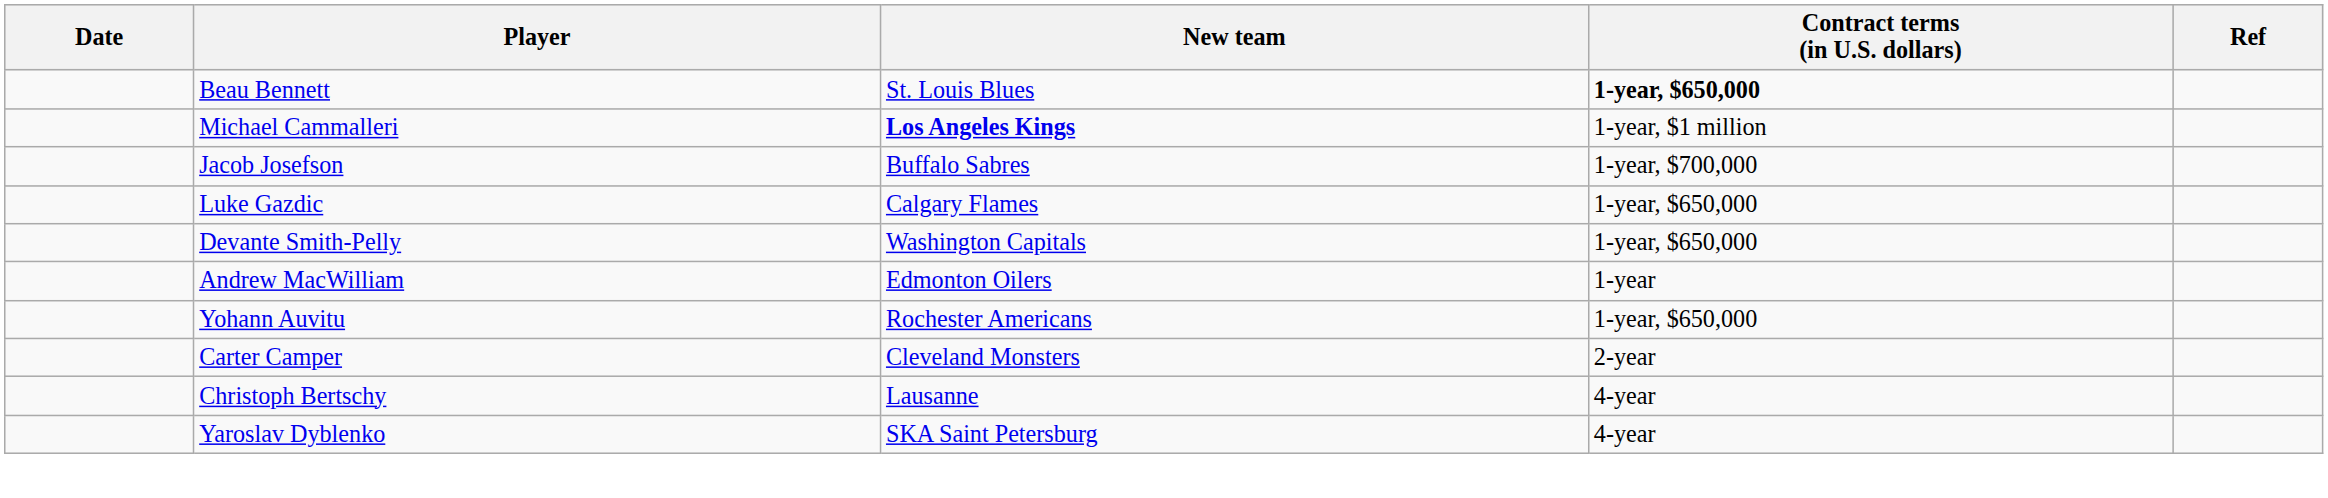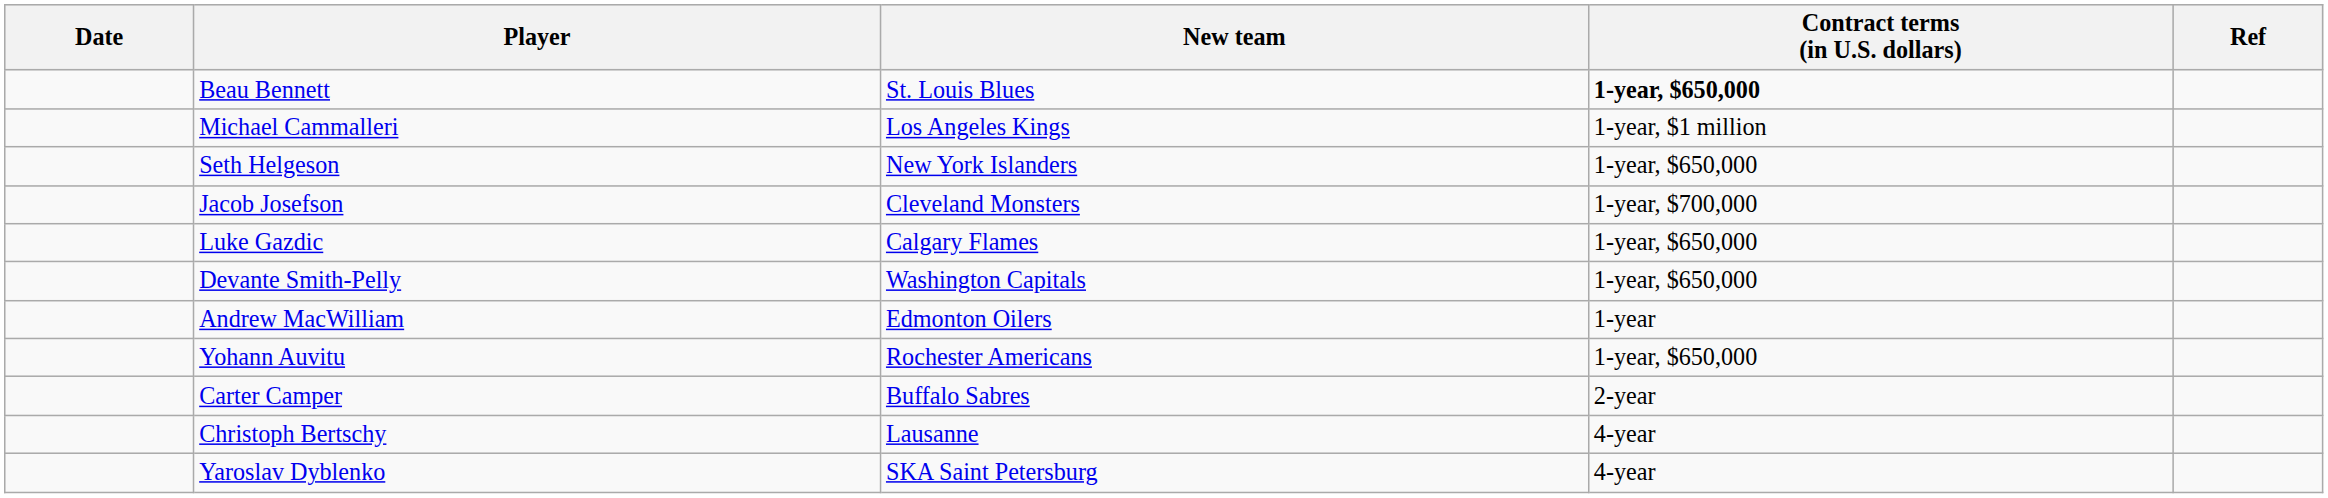(981, 127) bold -> (978, 127) normal
+ row: (269, 165)
(958, 165) Buffalo Sabres -> (983, 204) Cleveland Monsters
(983, 357) Cleveland Monsters -> (958, 395) Buffalo Sabres
